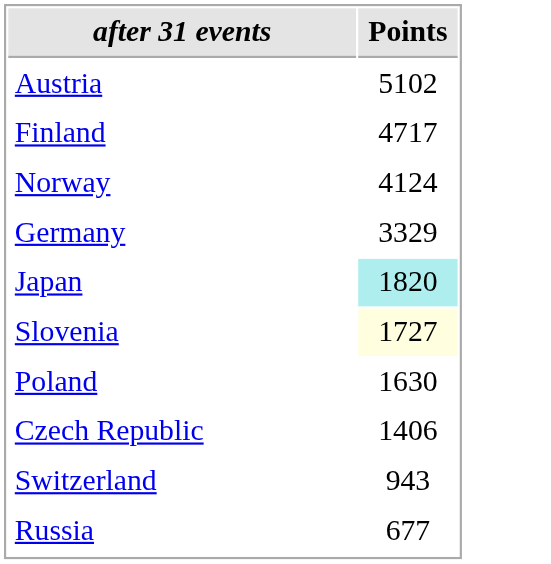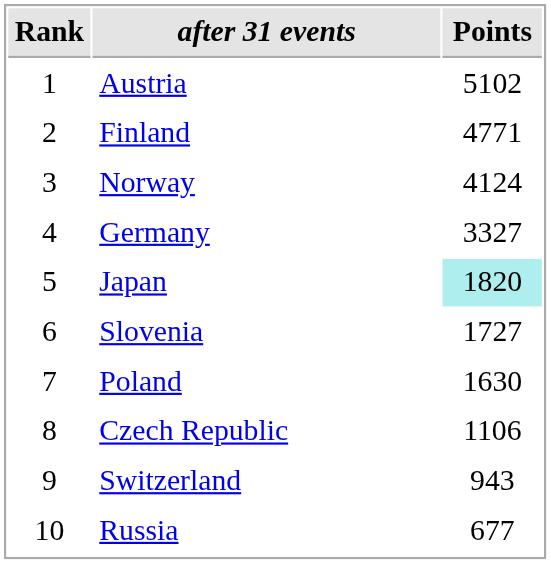+ column: (49, 31)
(408, 133) 4717 -> (492, 133) 4771
(408, 232) 3329 -> (492, 232) 3327
(408, 331) lightyellow background -> (492, 331) no background
(408, 431) 1406 -> (492, 431) 1106
